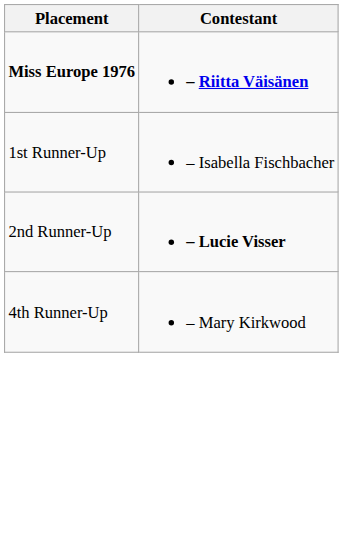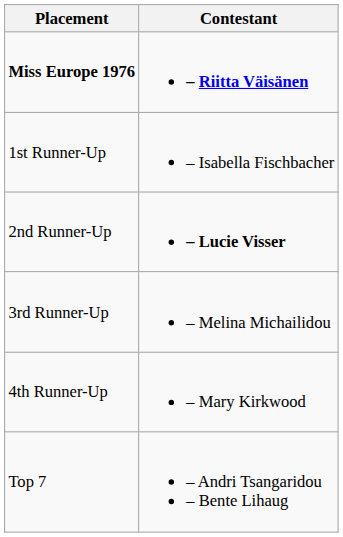+ row: (59, 312)
+ row: (27, 482)
